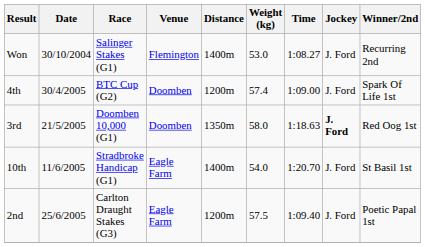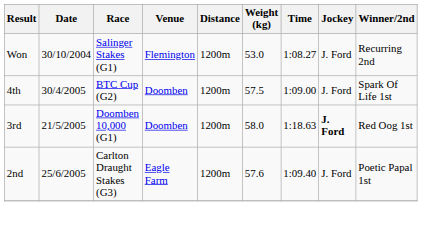(219, 54) 1400m -> (215, 54) 1200m
(258, 90) 57.4 -> (254, 90) 57.5
(219, 126) 1350m -> (215, 126) 1200m
- row: (17, 167)
(258, 215) 57.5 -> (254, 173) 57.6
